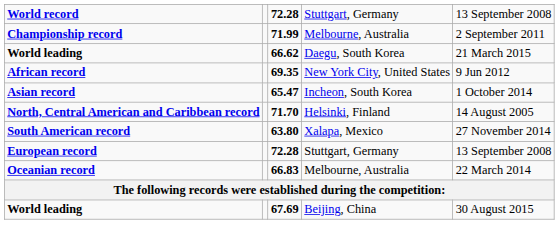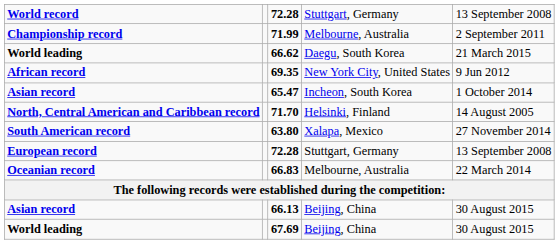+ row: (41, 209)
